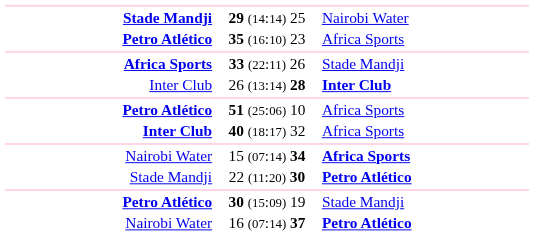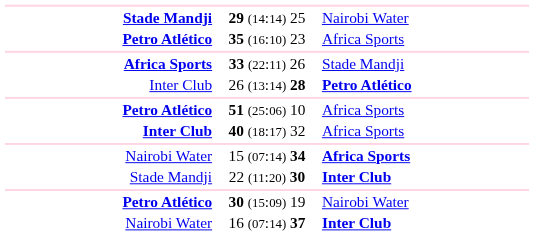(357, 85) Inter Club -> (367, 85) Petro Atlético
(367, 177) Petro Atlético -> (357, 177) Inter Club
(363, 202) Stade Mandji -> (365, 202) Nairobi Water
(367, 223) Petro Atlético -> (357, 223) Inter Club
